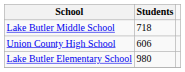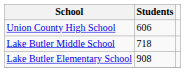rows swapped: (61, 43) <-> (61, 28)
(144, 59) 980 -> (144, 59) 908
